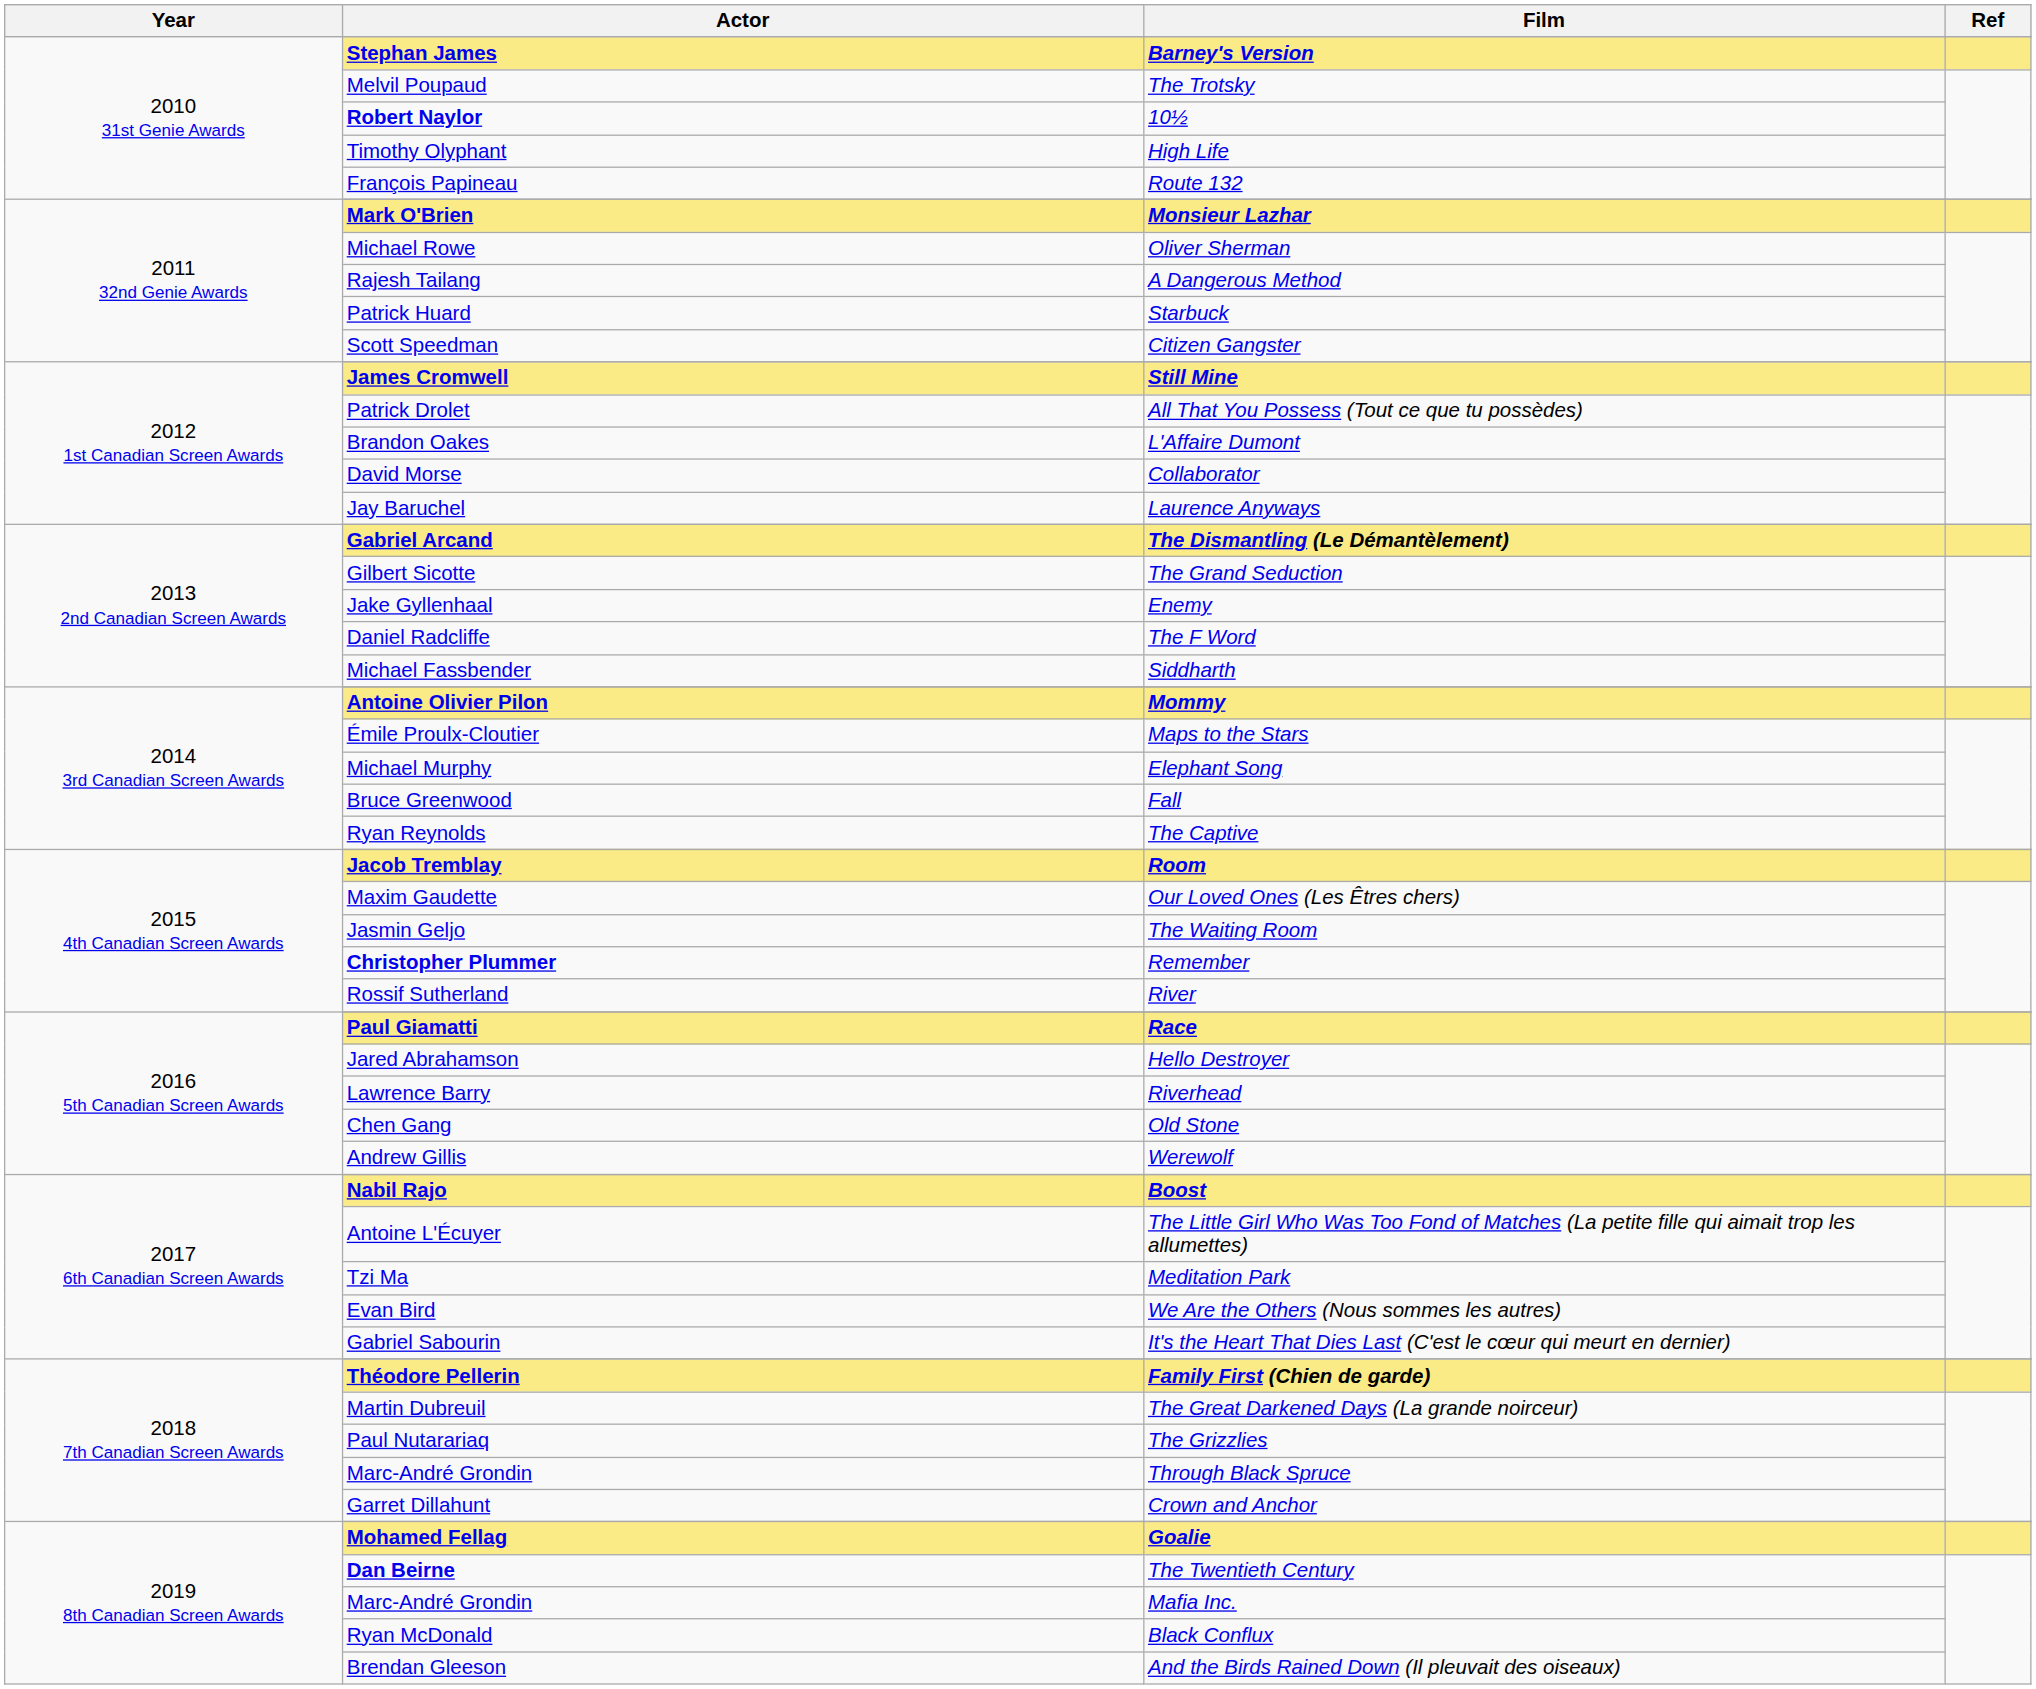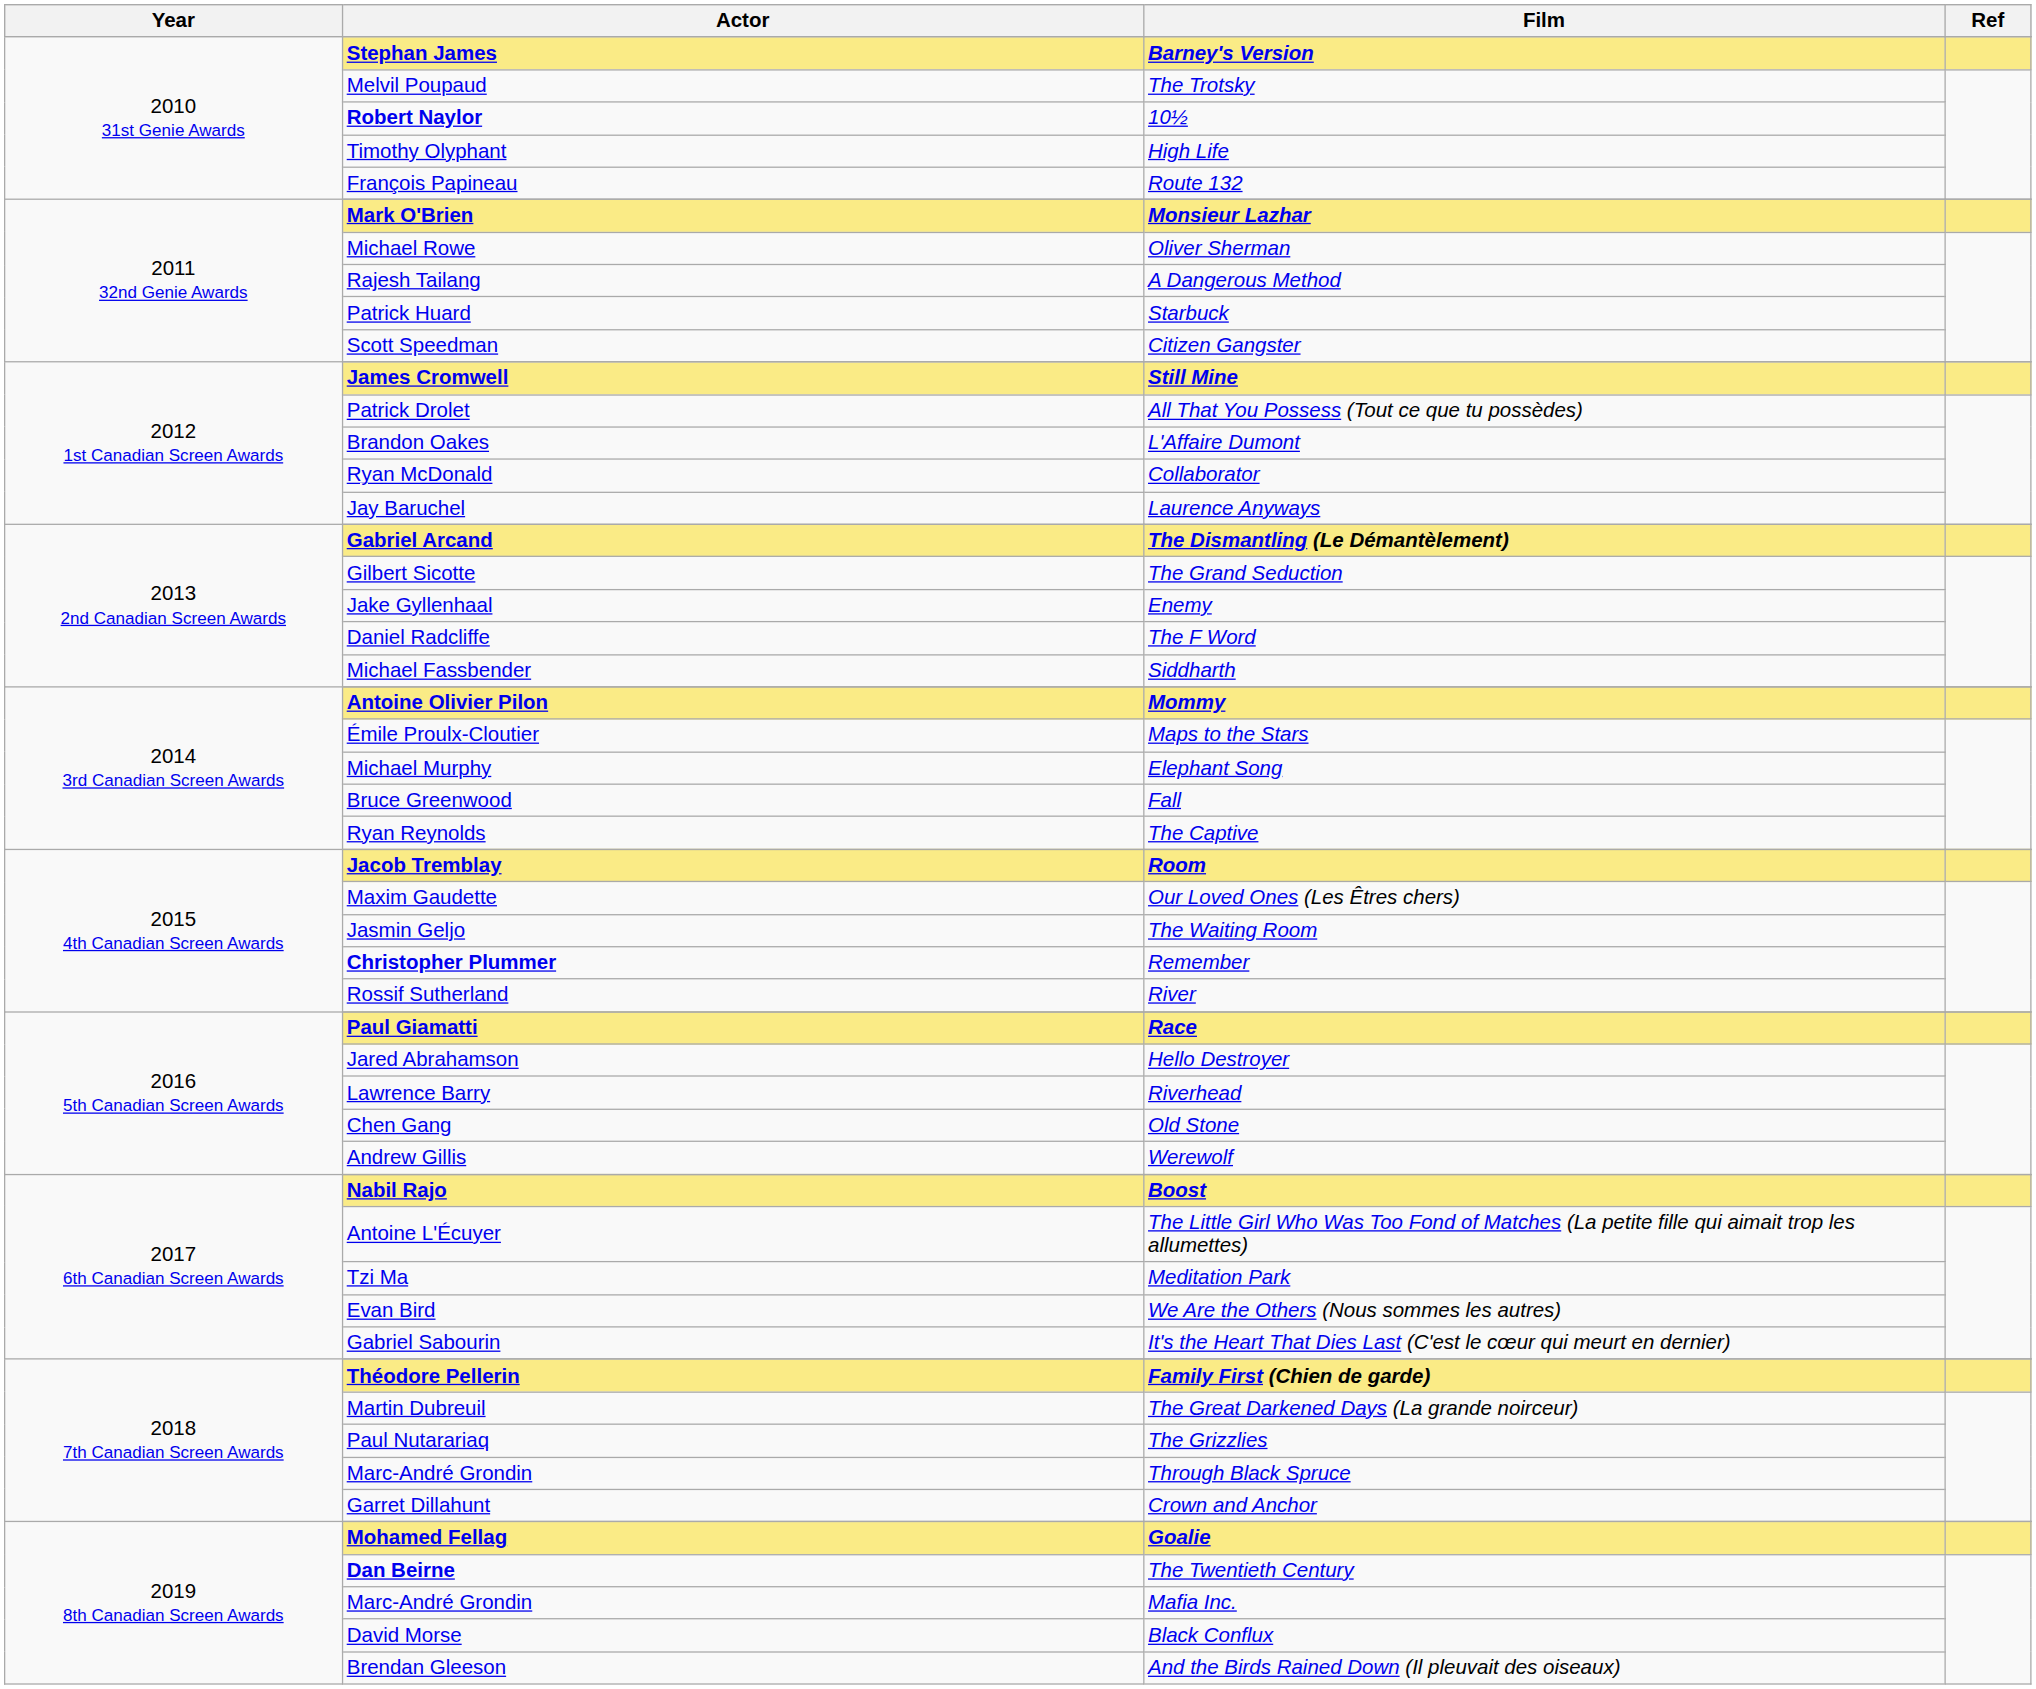(404, 475) David Morse -> (420, 475) Ryan McDonald
(420, 1635) Ryan McDonald -> (404, 1635) David Morse
